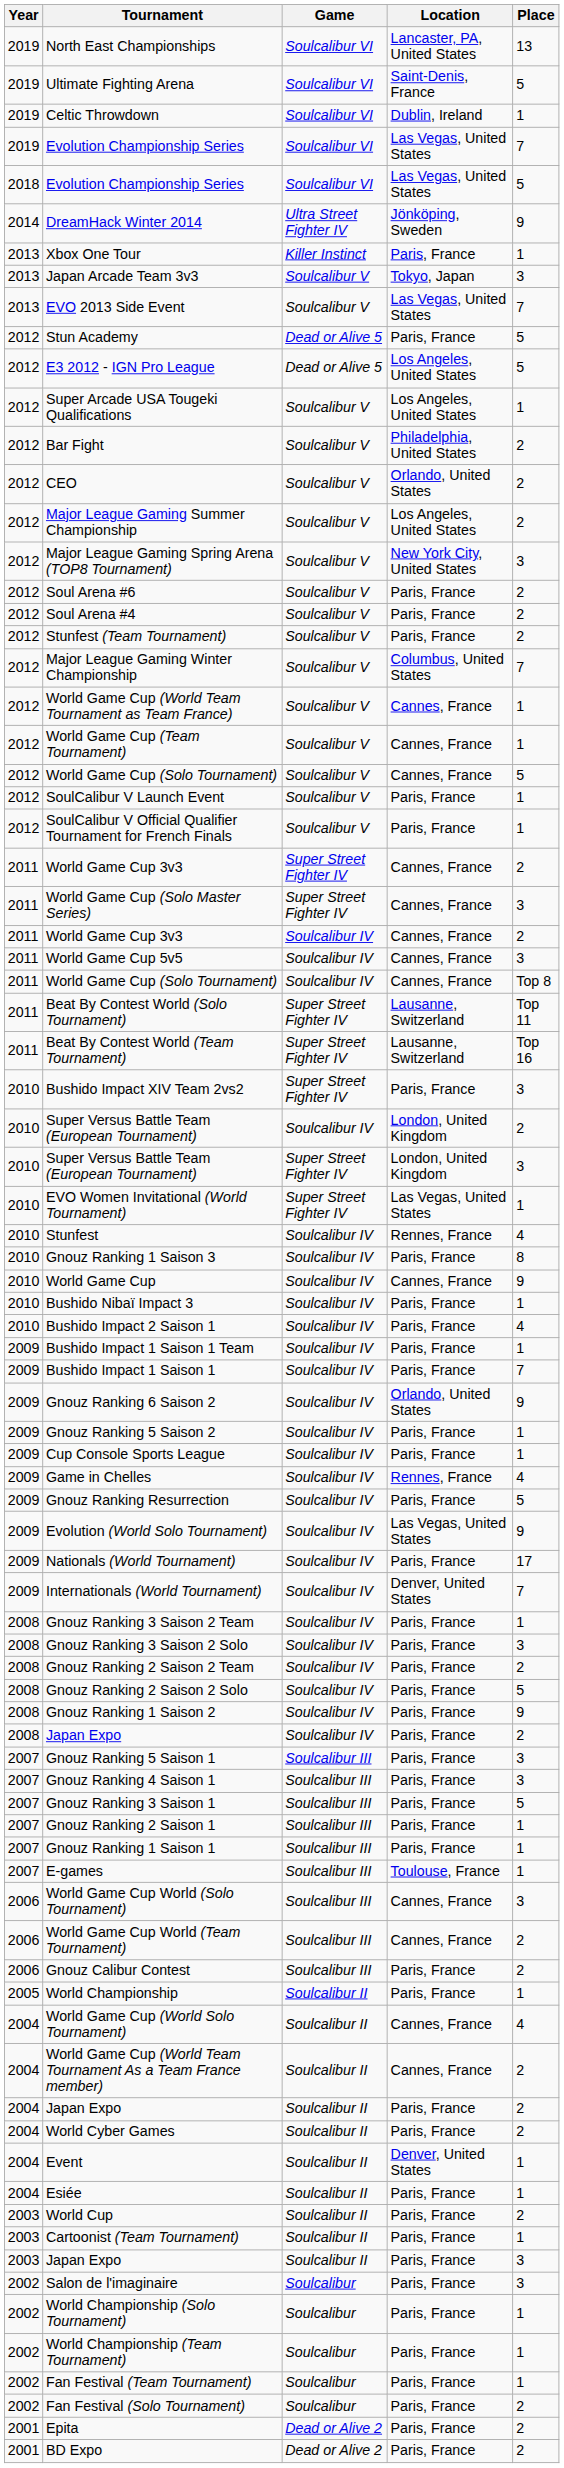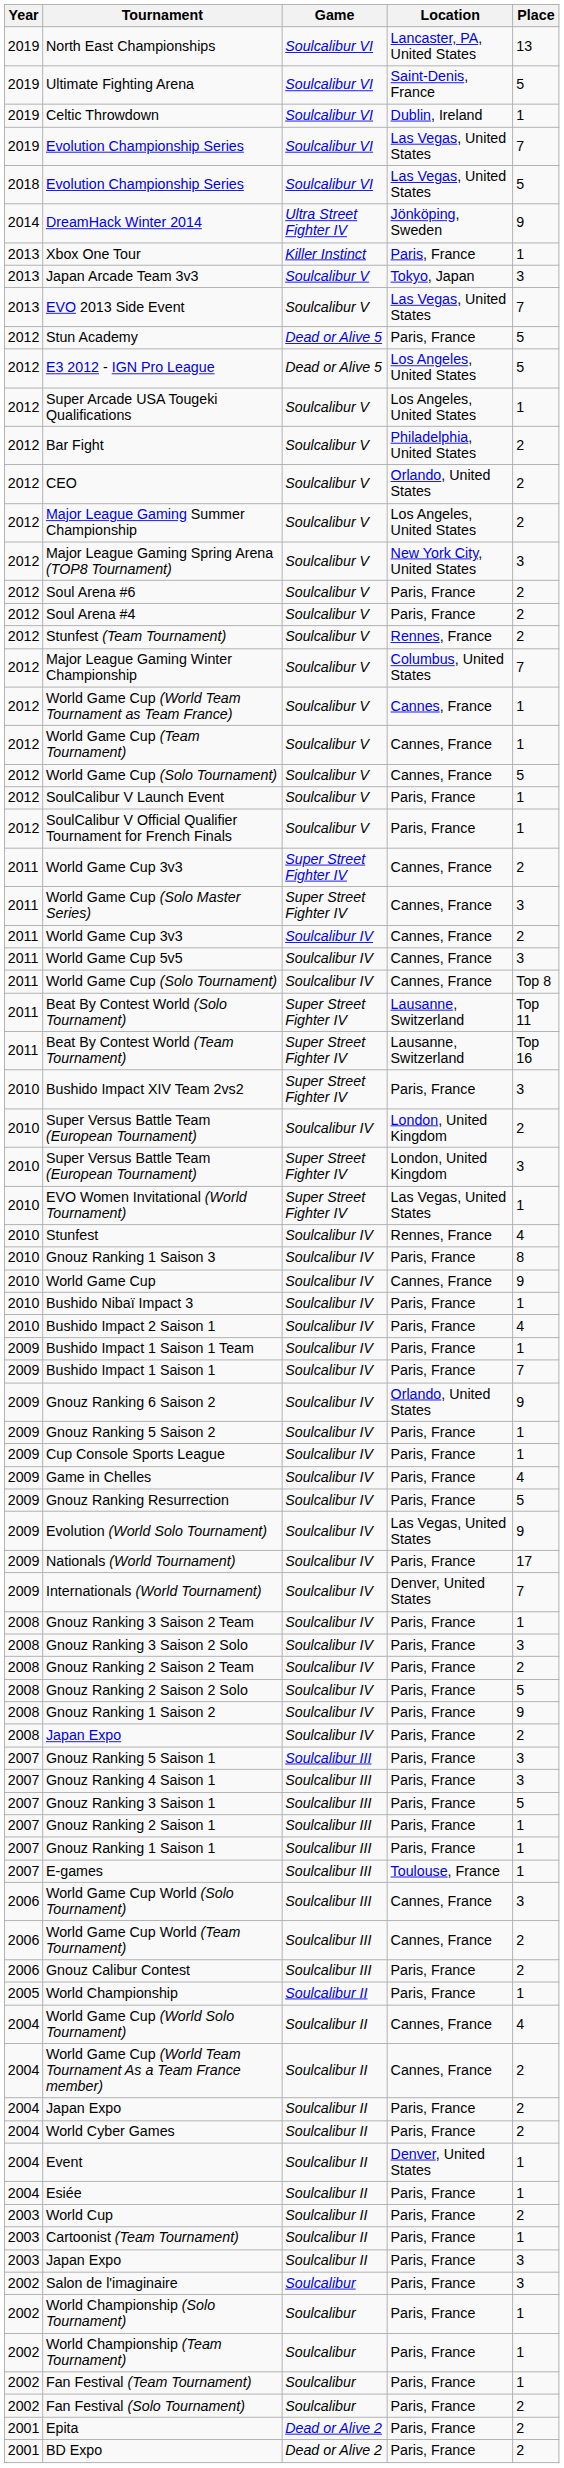(433, 637) Paris, France -> (441, 637) Rennes, France
(441, 1477) Rennes, France -> (433, 1477) Paris, France
